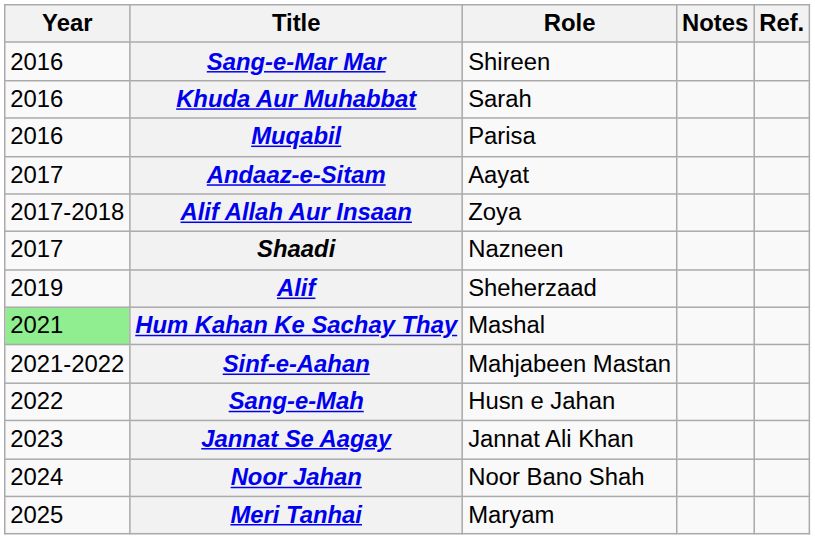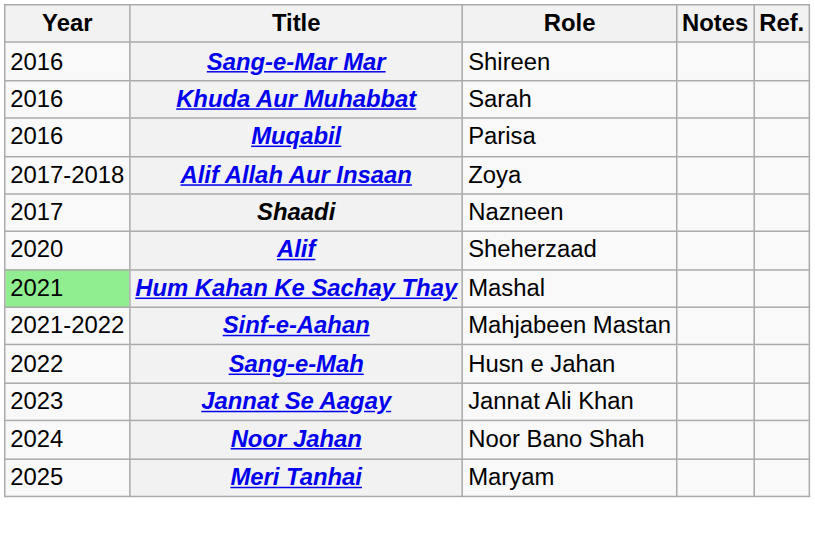- row: (296, 174)
(37, 288) 2019 -> (37, 250) 2020
